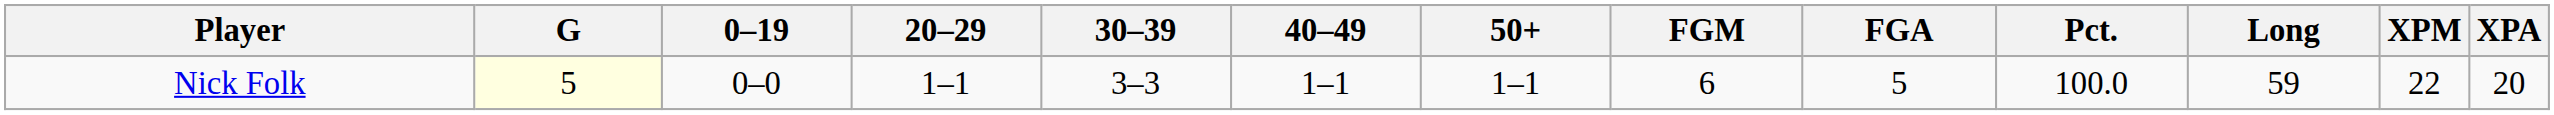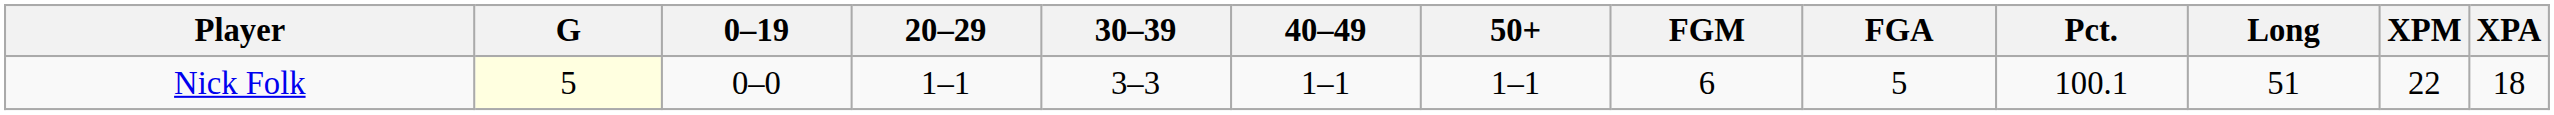(2091, 82) 100.0 -> (2091, 82) 100.1
(2284, 82) 59 -> (2284, 82) 51
(2509, 82) 20 -> (2509, 82) 18
